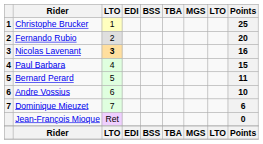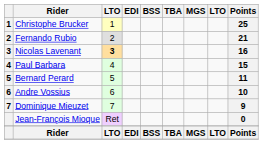(243, 38) 20 -> (243, 38) 21
(243, 105) 6 -> (243, 105) 9
